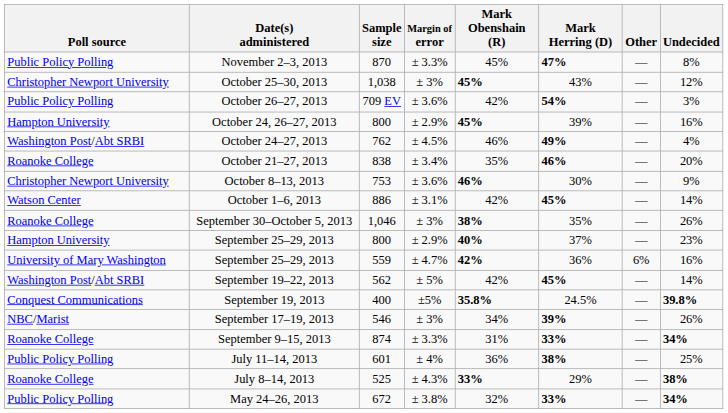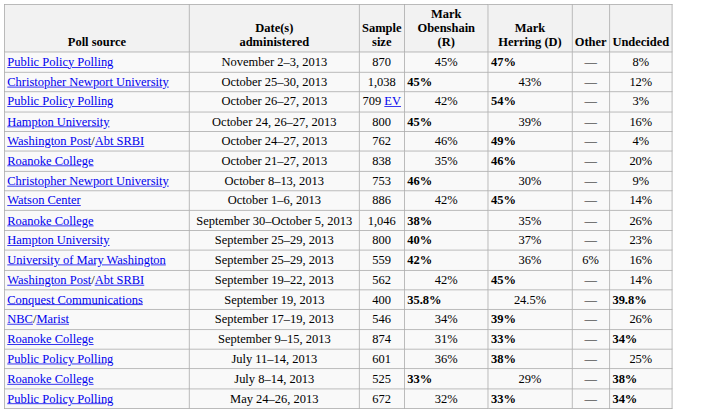- column: (430, 36)
